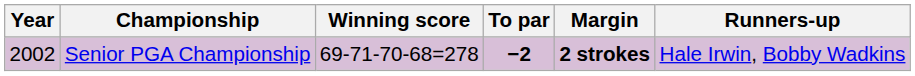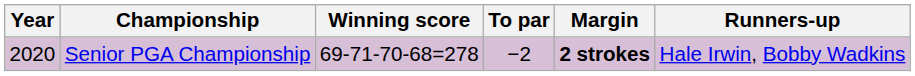(32, 53) 2002 -> (32, 53) 2020
(519, 53) bold -> (519, 53) normal
